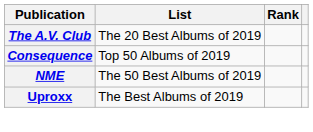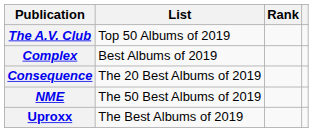(180, 35) The 20 Best Albums of 2019 -> (164, 35) Top 50 Albums of 2019
+ row: (50, 55)
(164, 55) Top 50 Albums of 2019 -> (180, 76) The 20 Best Albums of 2019
